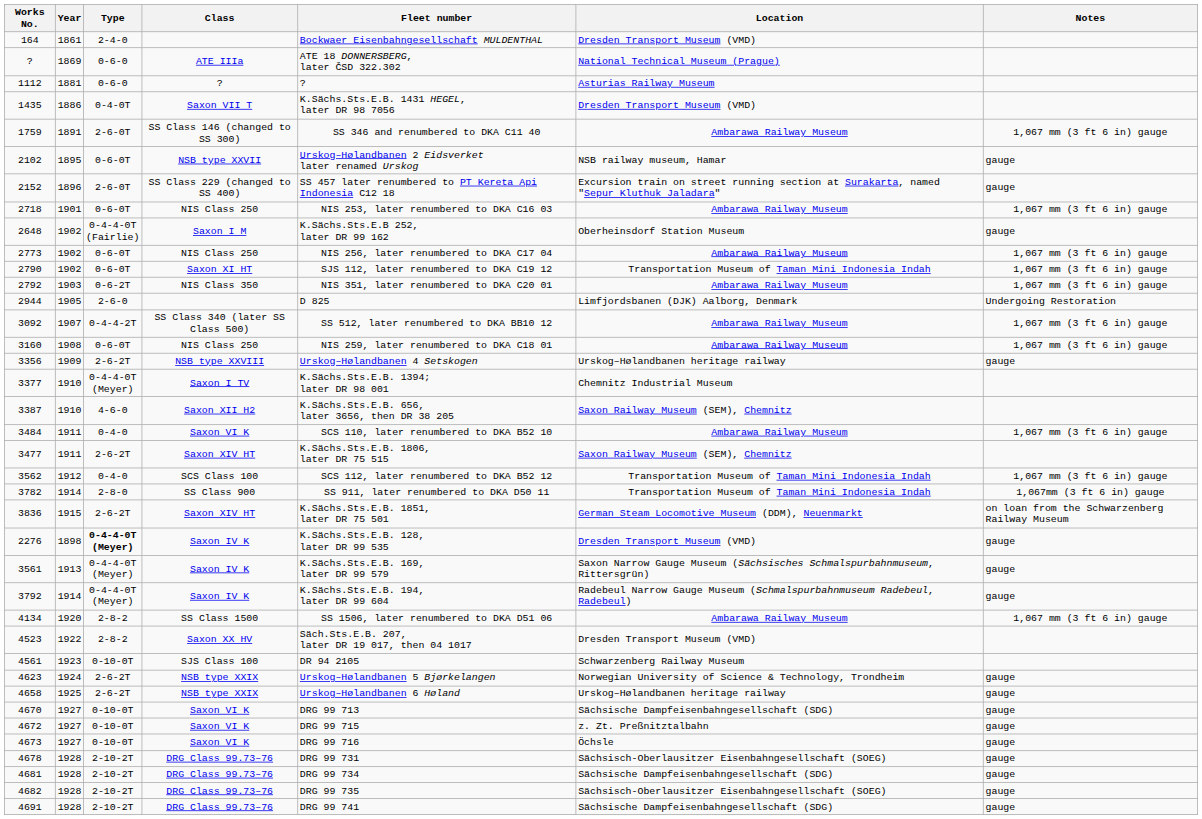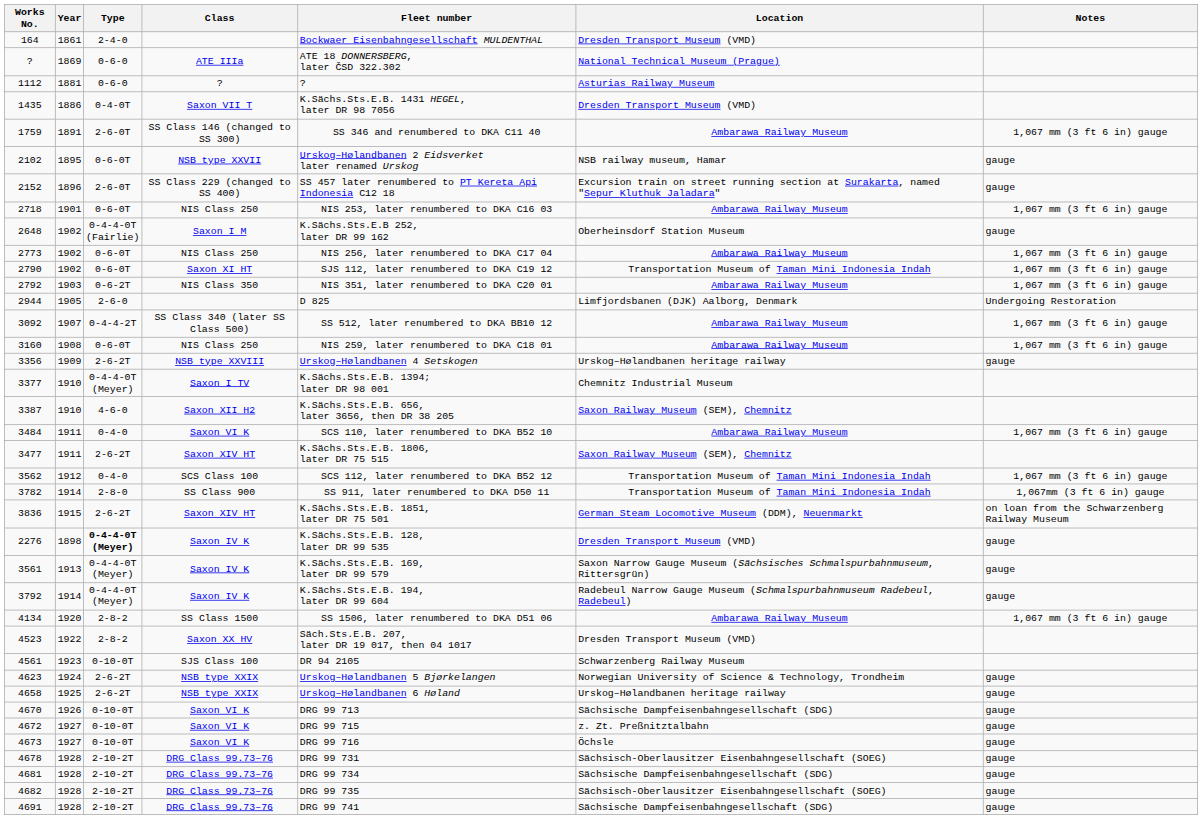(70, 710) 1927 -> (70, 710) 1926
